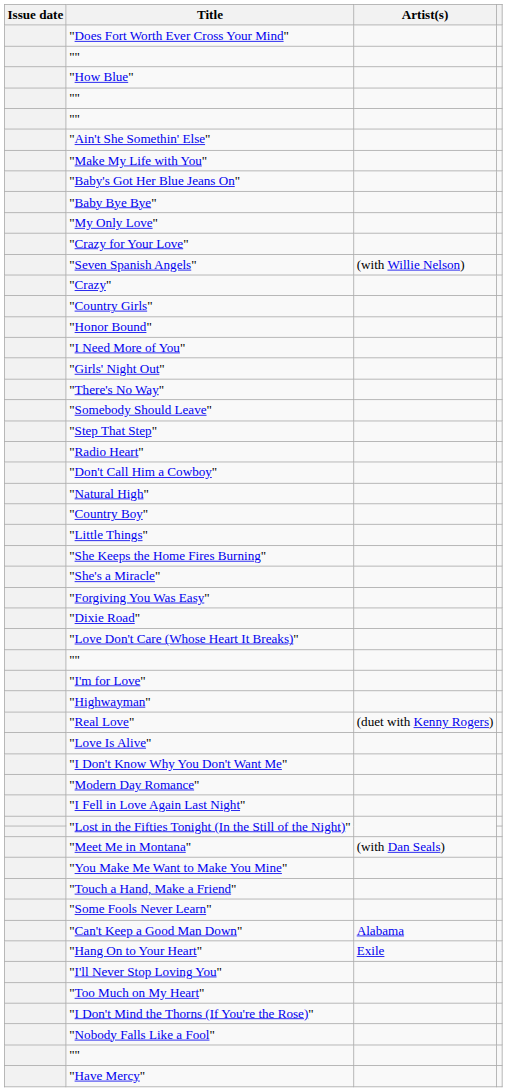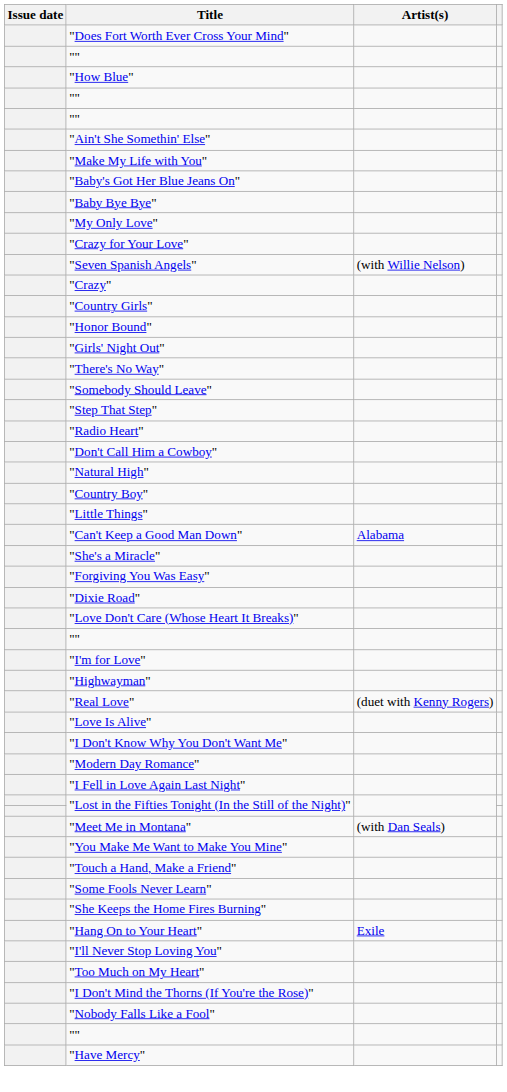- row: (127, 347)
rows swapped: (168, 555) <-> (156, 930)
